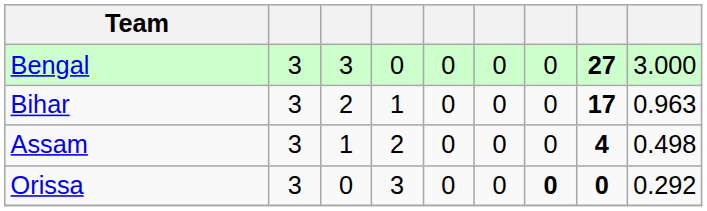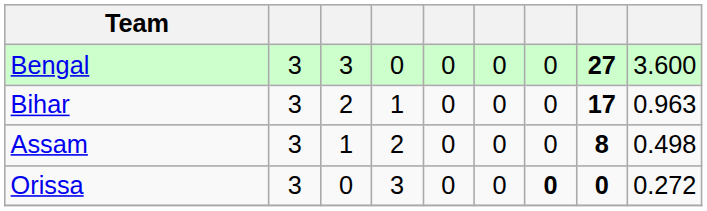(665, 64) 3.000 -> (665, 64) 3.600
(602, 144) 4 -> (602, 144) 8
(665, 184) 0.292 -> (665, 184) 0.272
